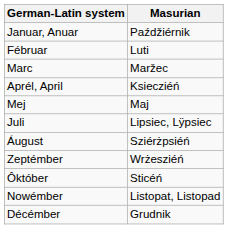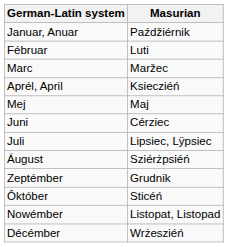+ row: (18, 123)
(157, 159) Wrżesziéń -> (150, 178) Grudnik
(150, 214) Grudnik -> (157, 232) Wrżesziéń
